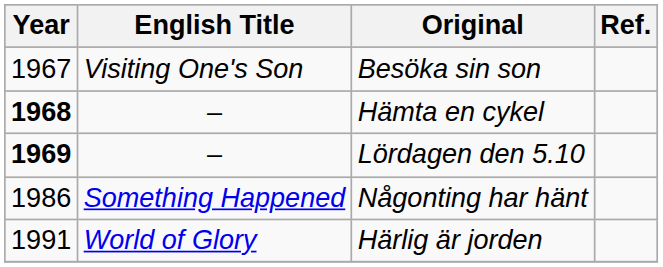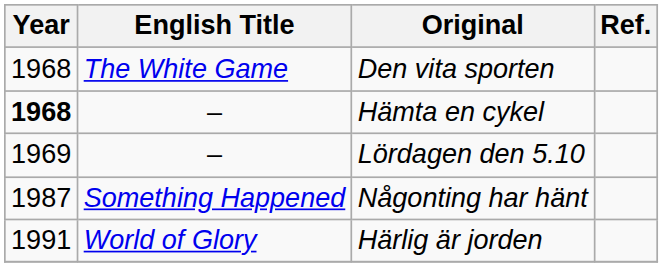- row: (449, 68)
+ row: (456, 68)
(41, 154) bold -> (41, 154) normal
(41, 197) 1986 -> (41, 197) 1987
